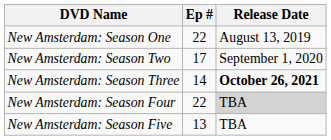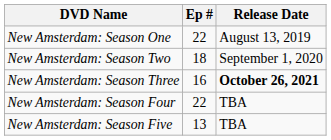(199, 59) 17 -> (199, 59) 18
(199, 80) 14 -> (199, 80) 16
(233, 102) lightgrey background -> (233, 102) no background
